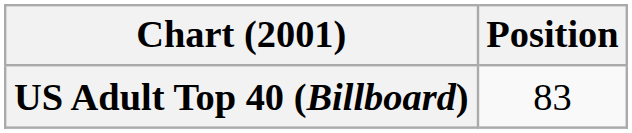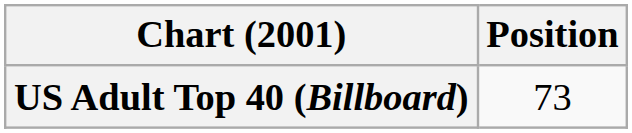(552, 95) 83 -> (552, 95) 73
